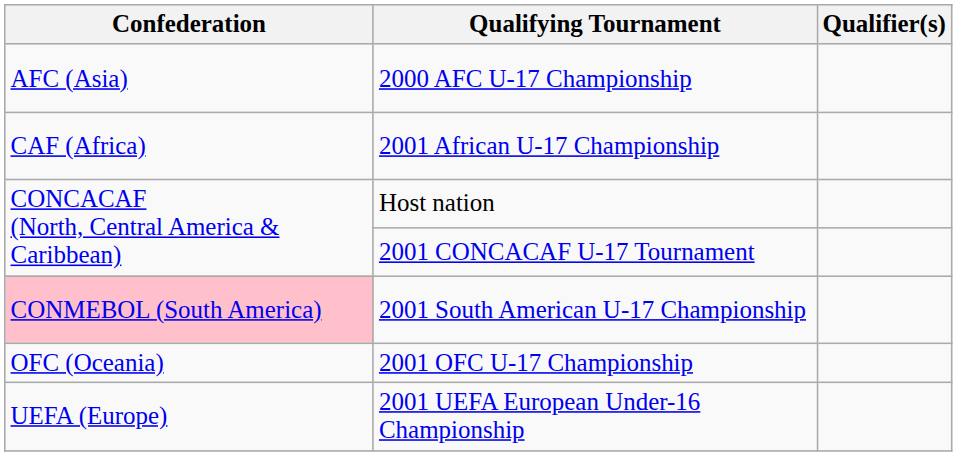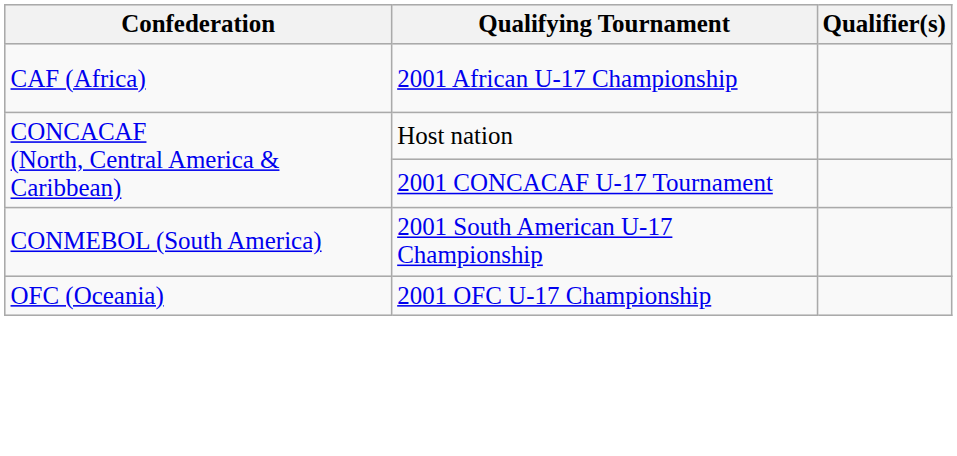- row: (535, 77)
(166, 308) pink background -> (166, 241) no background
- row: (540, 416)
